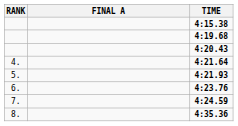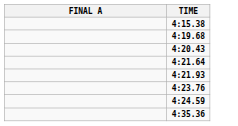- column: (16, 11)
